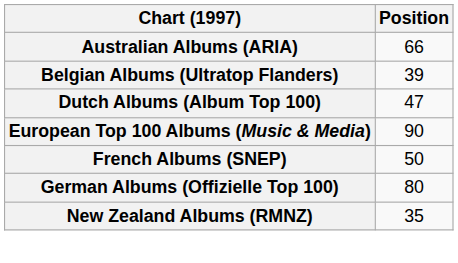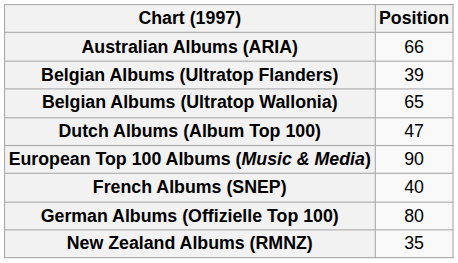+ row: (190, 103)
(414, 159) 50 -> (414, 187) 40
